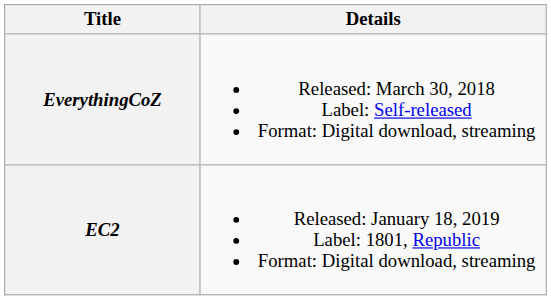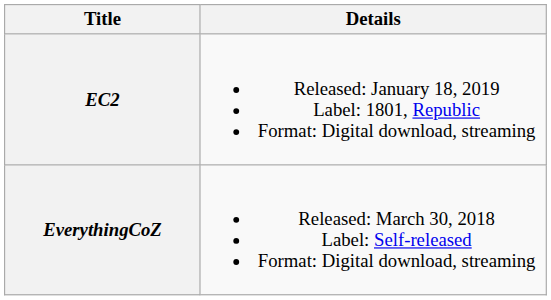rows swapped: (102, 99) <-> (102, 229)
